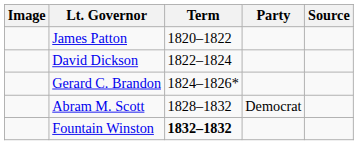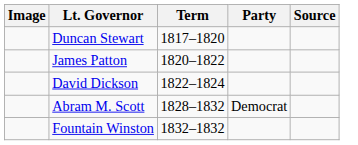+ row: (98, 38)
- row: (107, 83)
(200, 128) bold -> (192, 128) normal
